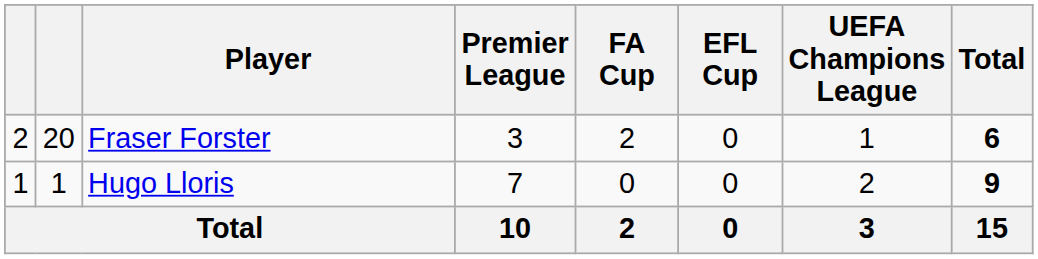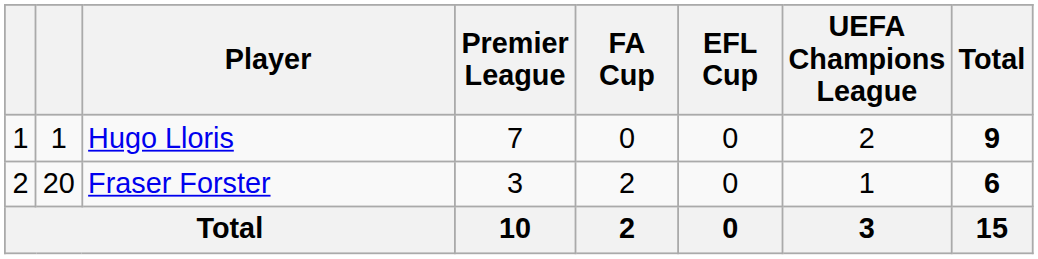rows swapped: (161, 183) <-> (179, 137)
